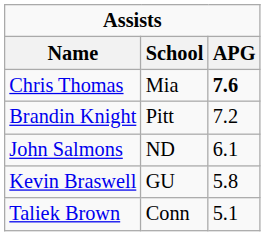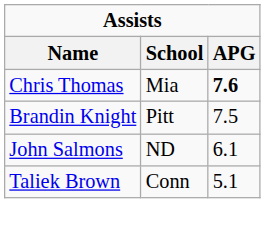(225, 117) 7.2 -> (225, 117) 7.5
- row: (73, 181)
